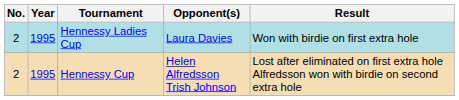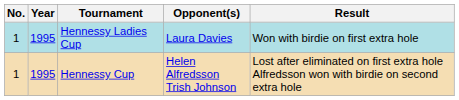(16, 38) 2 -> (16, 38) 1
(16, 74) 2 -> (16, 74) 1
